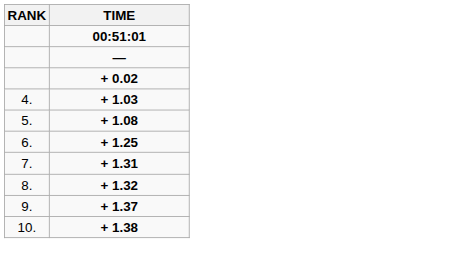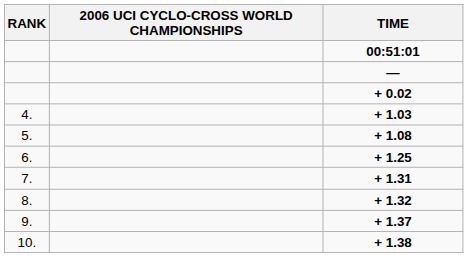+ column: (186, 23)
